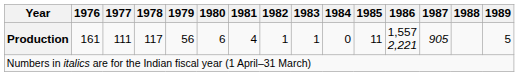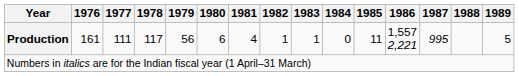(439, 38) 905 -> (439, 38) 995
